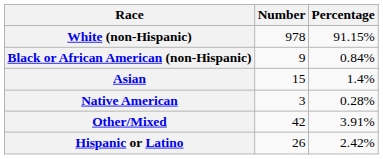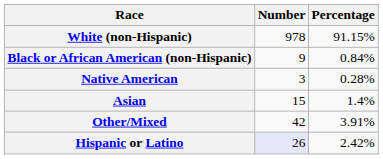rows swapped: (129, 100) <-> (129, 79)
(299, 143) no background -> (299, 143) lavender background
